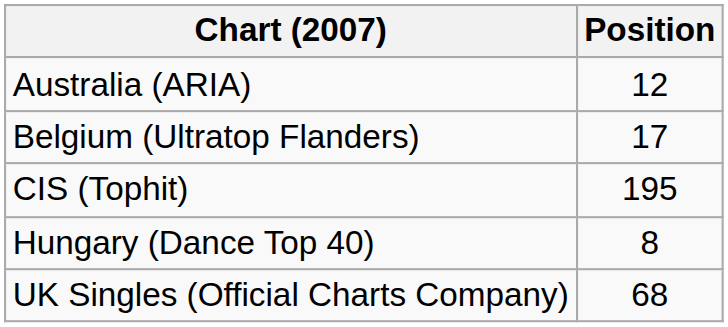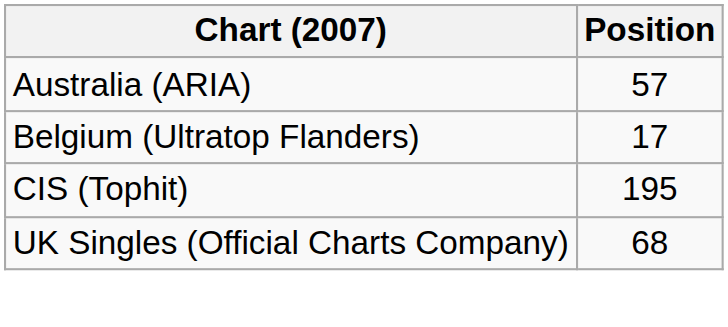(650, 83) 12 -> (650, 83) 57
- row: (194, 242)
